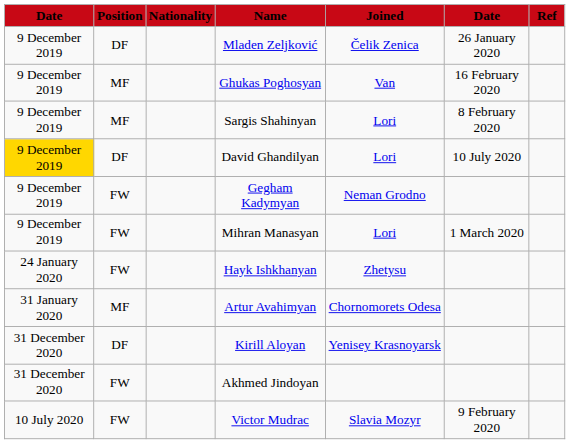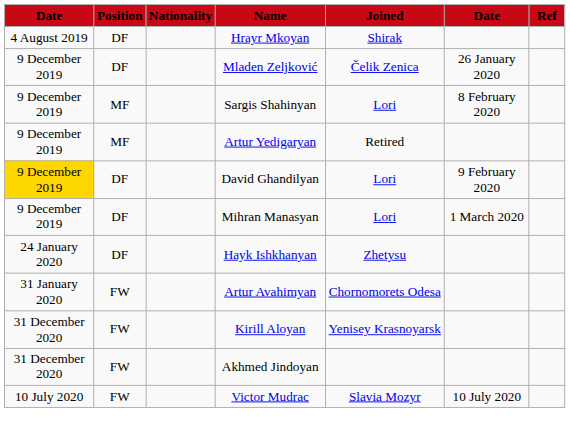+ row: (270, 37)
- row: (270, 82)
+ row: (270, 142)
(487, 157) 10 July 2020 -> (487, 179) 9 February 2020
- row: (270, 195)
(120, 232) FW -> (120, 217) DF
(120, 270) FW -> (120, 254) DF
(120, 307) MF -> (120, 292) FW
(120, 345) DF -> (120, 329) FW
(487, 420) 9 February 2020 -> (487, 396) 10 July 2020
